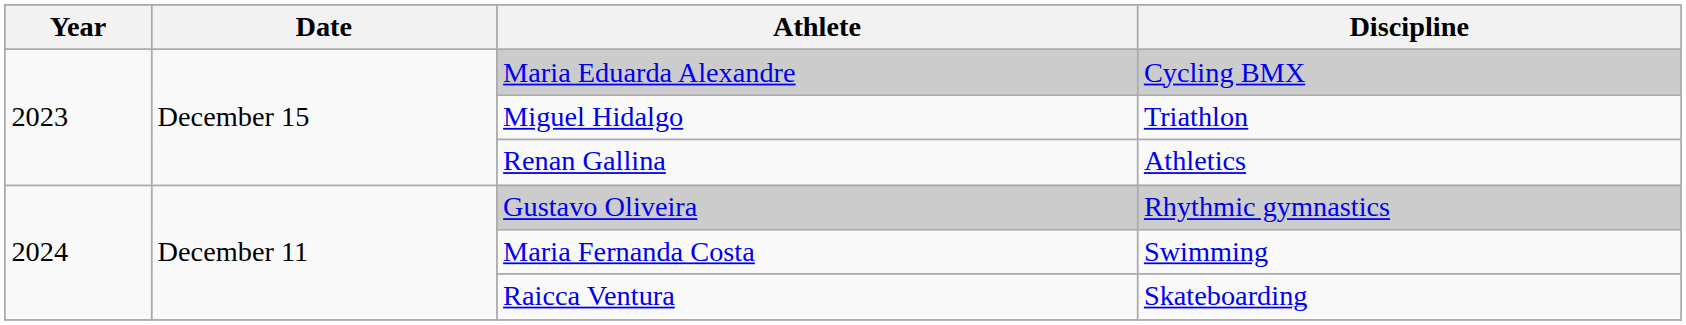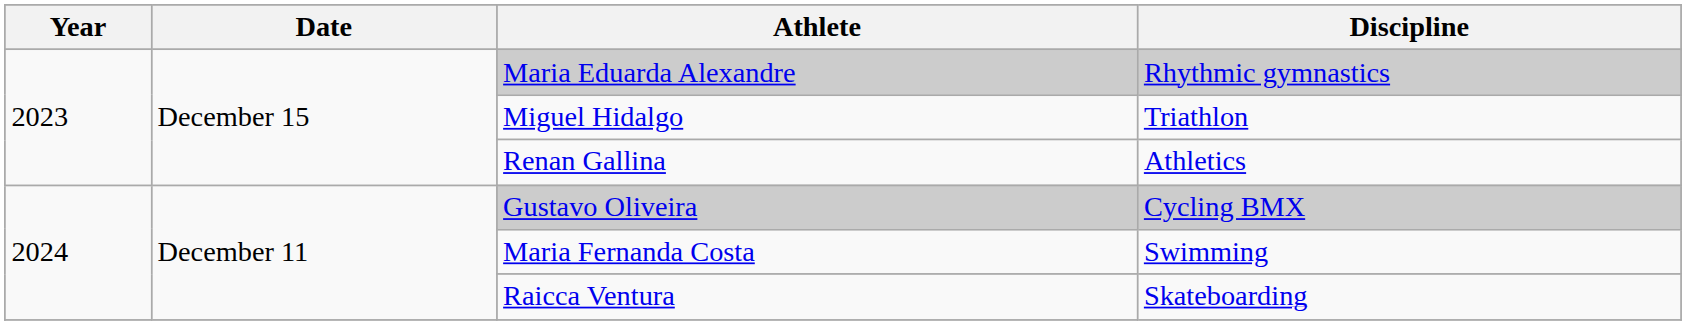(1225, 71) Cycling BMX -> (1267, 71) Rhythmic gymnastics
(1267, 206) Rhythmic gymnastics -> (1225, 206) Cycling BMX
